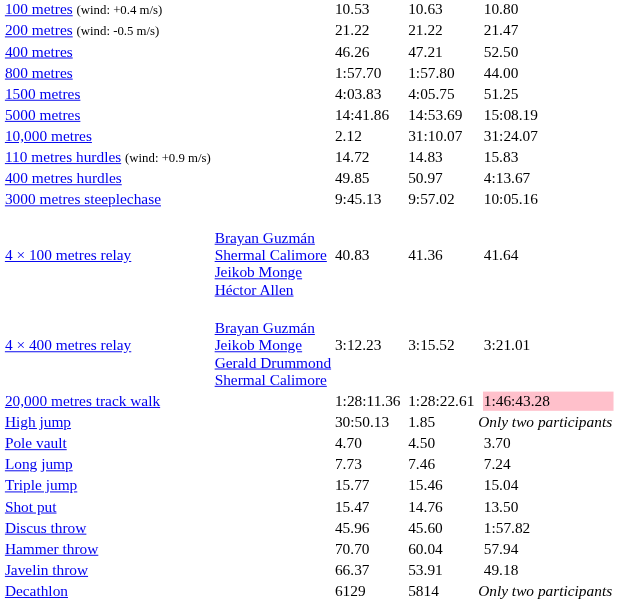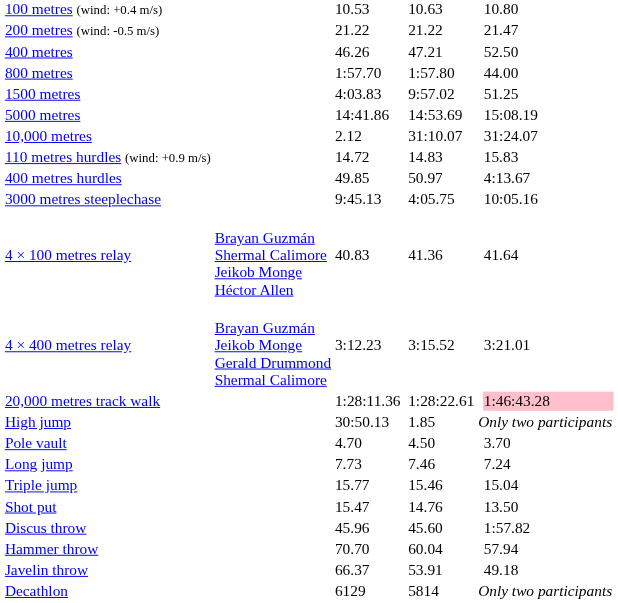(431, 94) 4:05.75 -> (431, 94) 9:57.02
(431, 199) 9:57.02 -> (431, 199) 4:05.75
